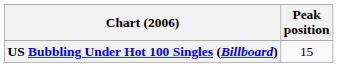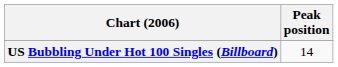(307, 51) 15 -> (307, 51) 14
